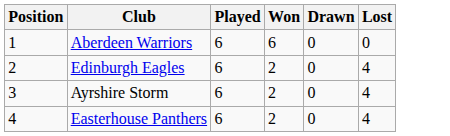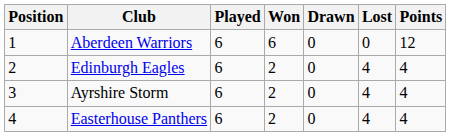+ column: (421, 17)
